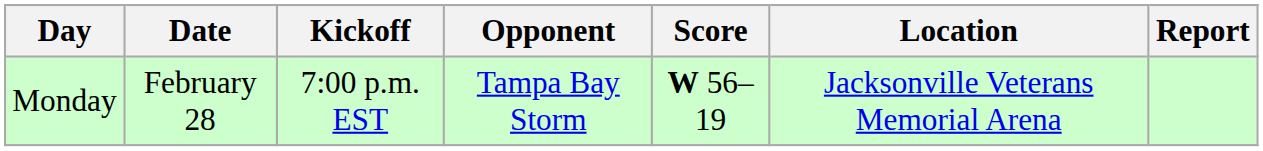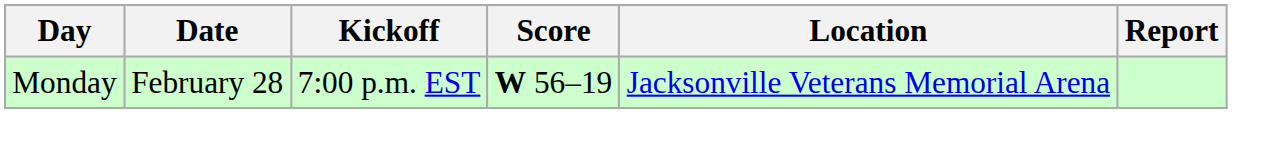- column: (548, 30)
